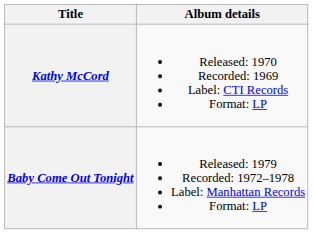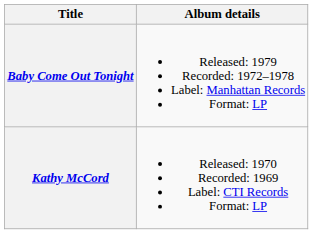rows swapped: (70, 75) <-> (70, 177)
